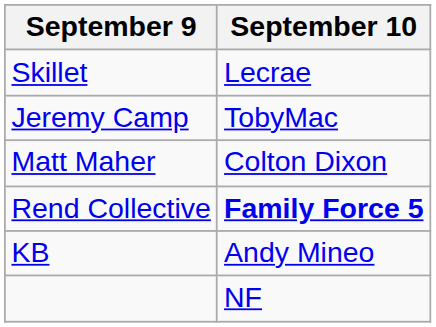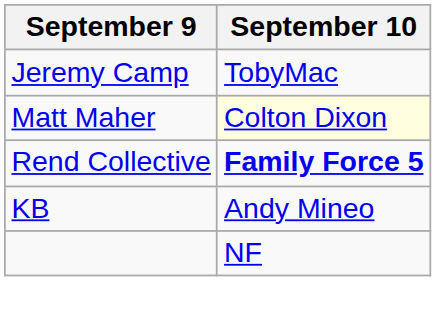- row: (49, 72)
(306, 162) no background -> (306, 117) lightyellow background
